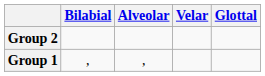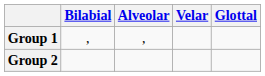rows swapped: (33, 60) <-> (33, 37)
